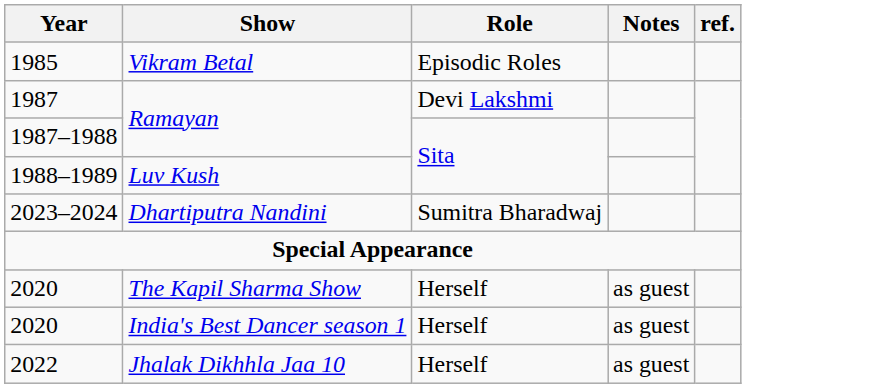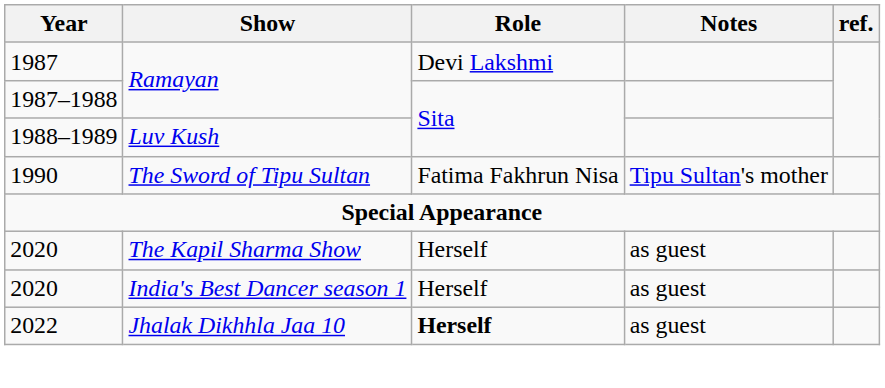- row: (34, 61)
+ row: (34, 174)
- row: (64, 212)
(452, 363) normal -> (454, 325) bold
